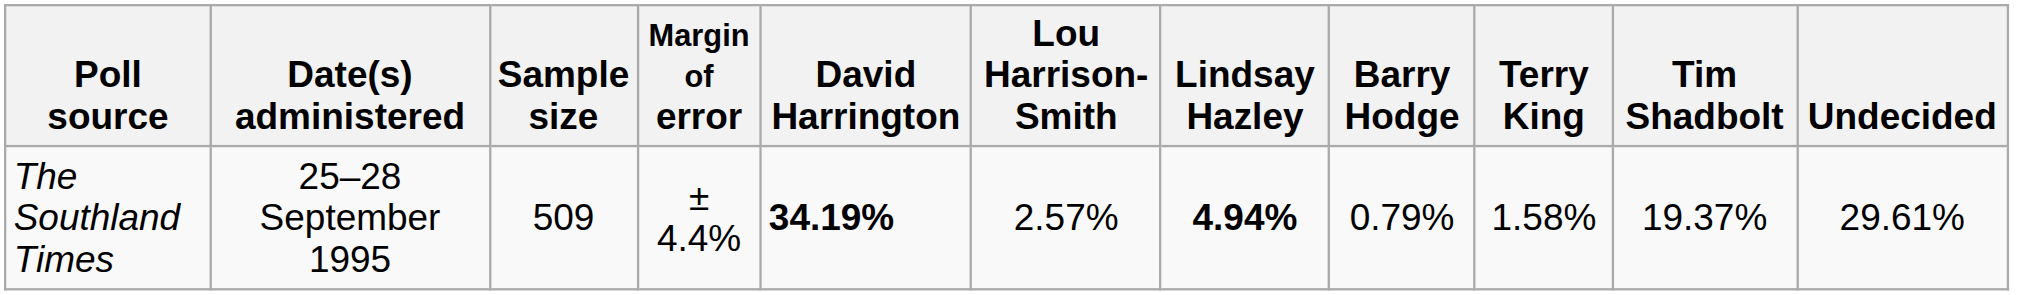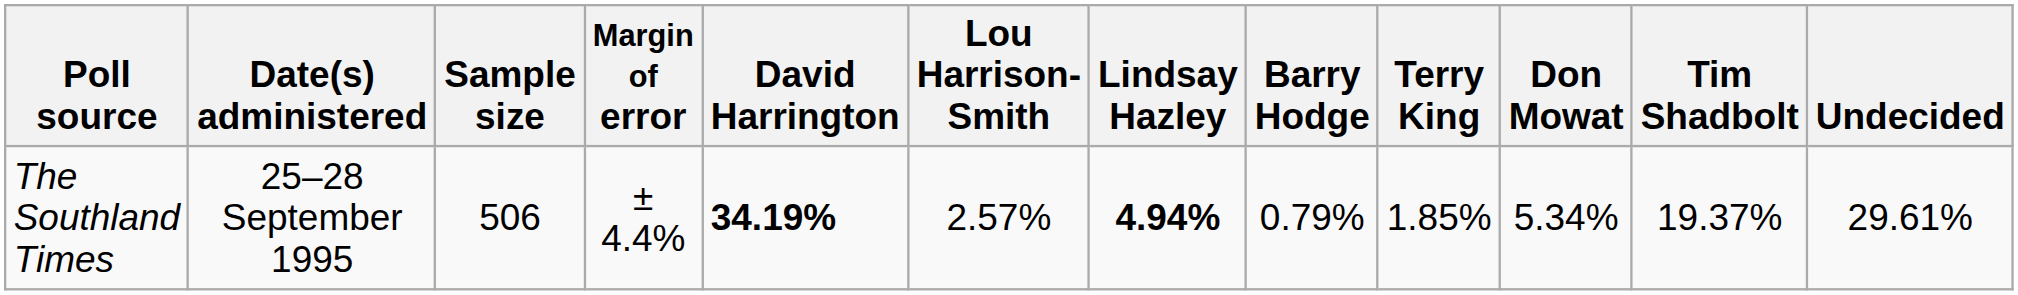+ column: (1566, 96)
(564, 217) 509 -> (510, 217) 506
(1544, 217) 1.58% -> (1439, 217) 1.85%
